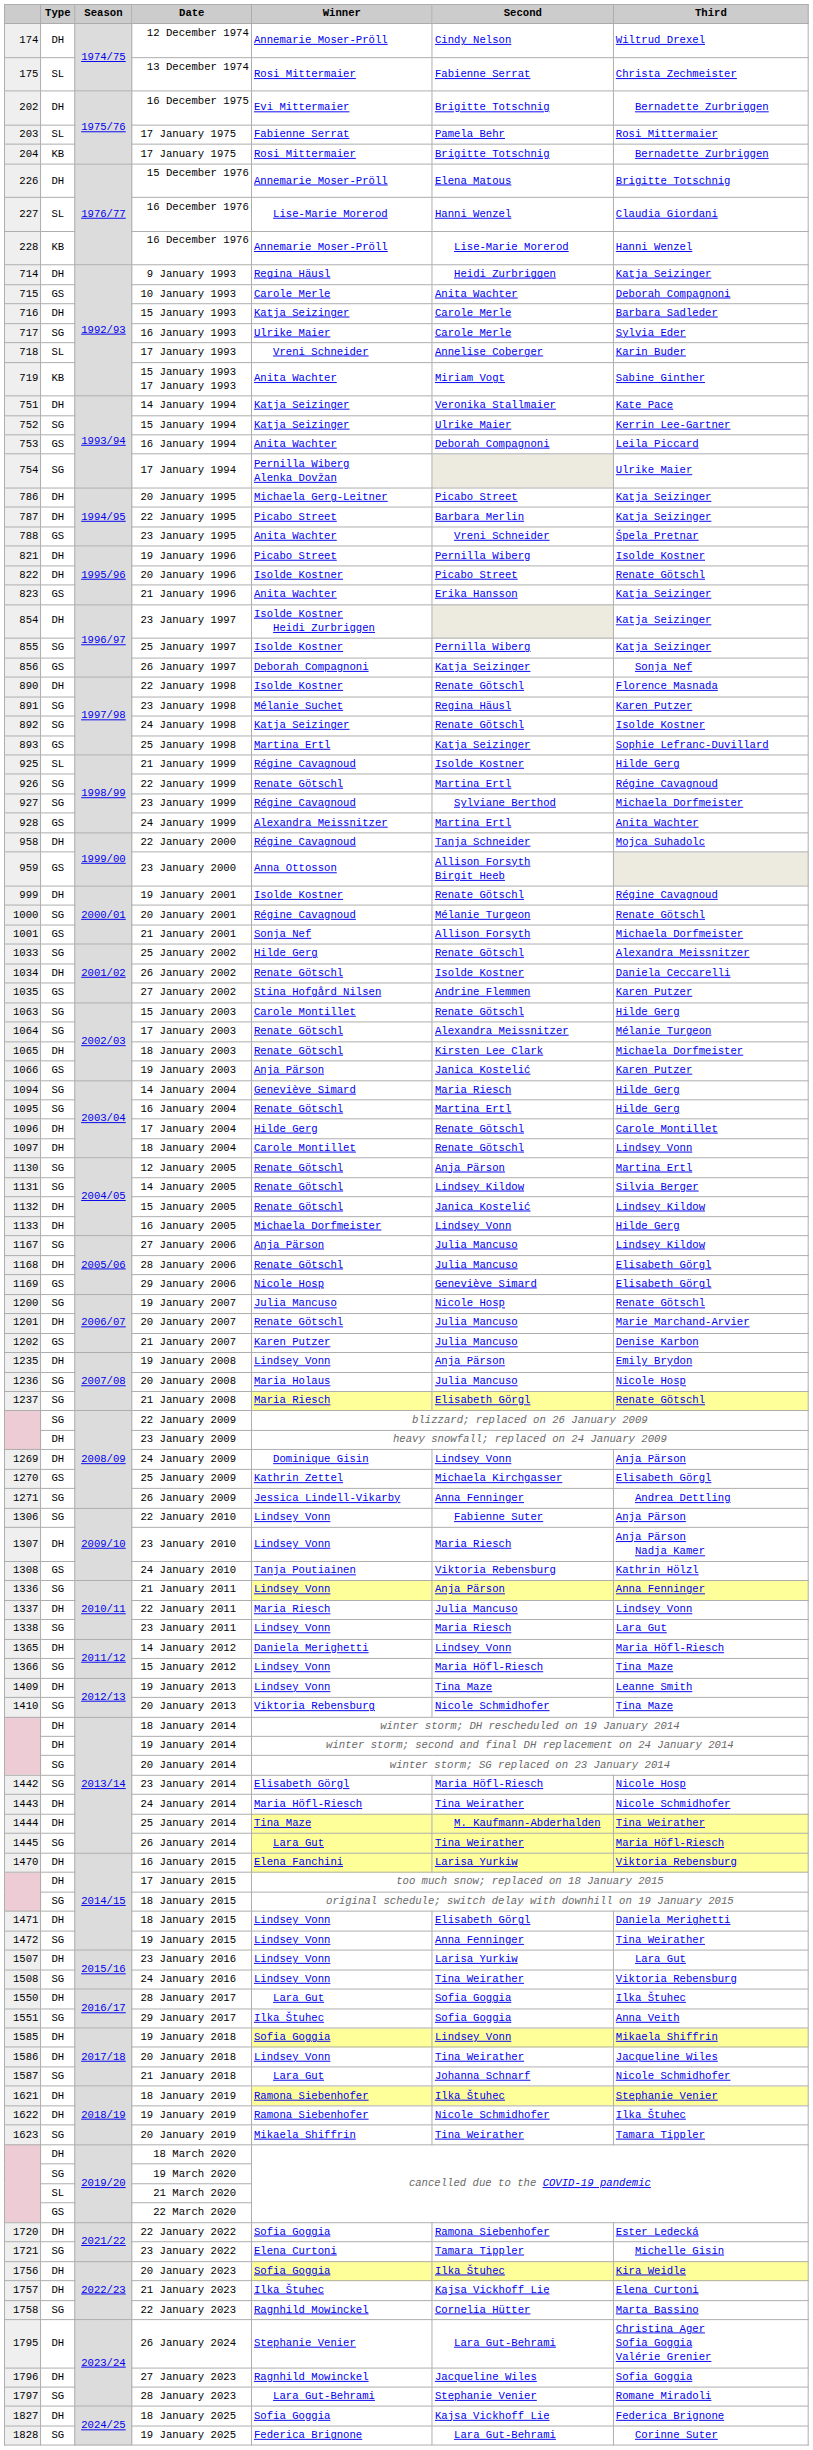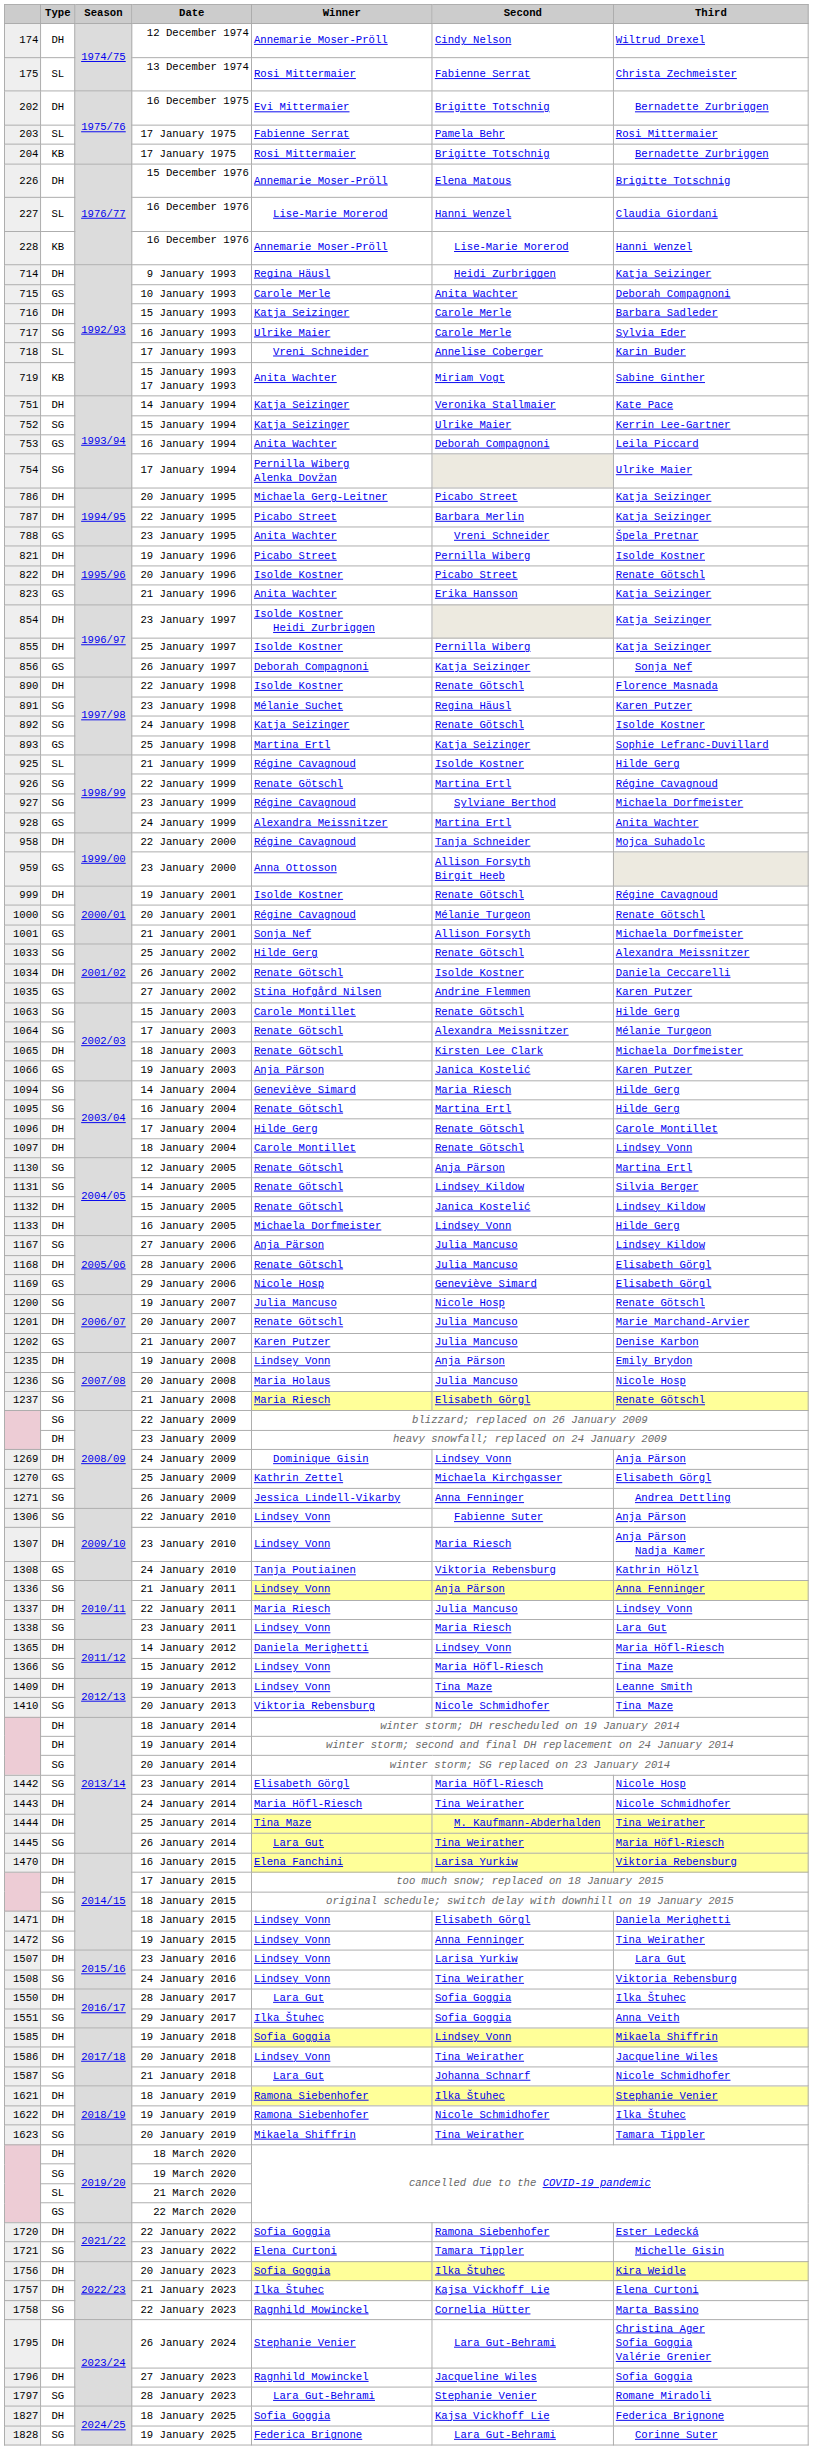(58, 648) SG -> (58, 648) DH
